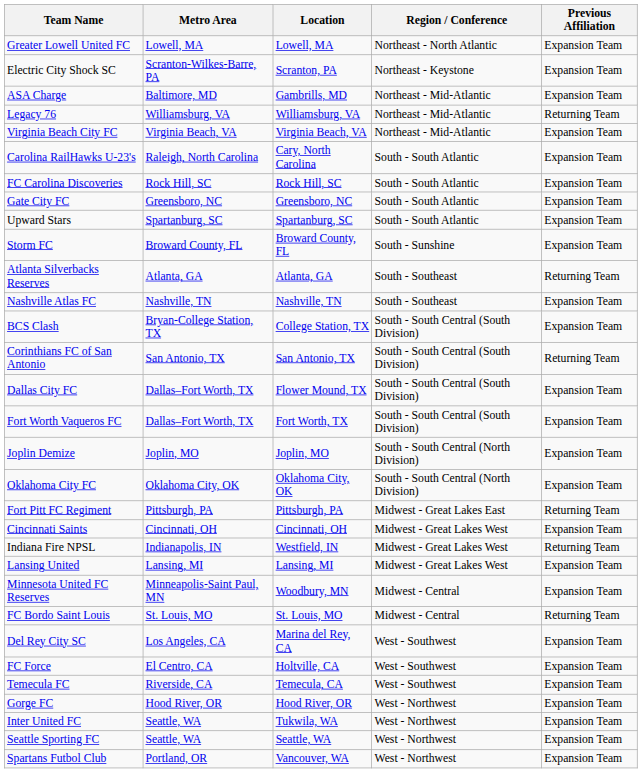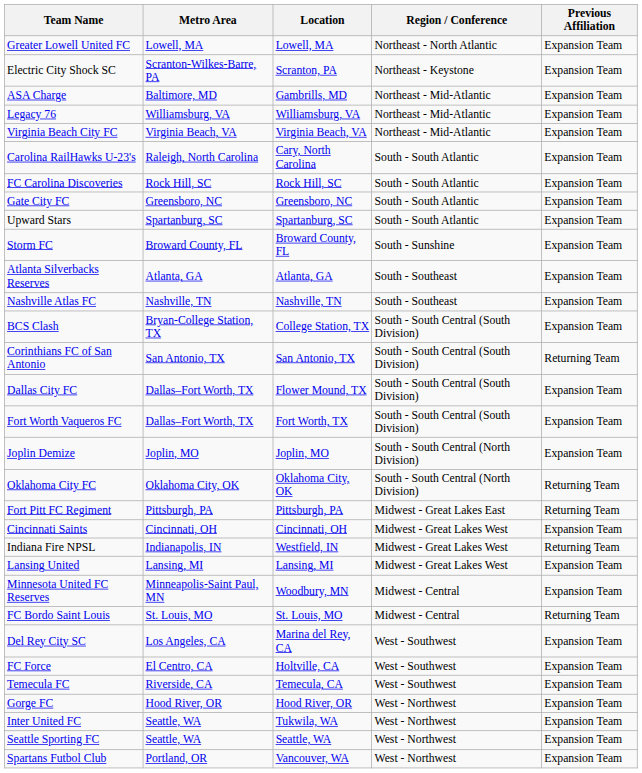(582, 114) Returning Team -> (583, 114) Expansion Team
(582, 276) Returning Team -> (583, 276) Expansion Team
(583, 485) Expansion Team -> (582, 485) Returning Team
